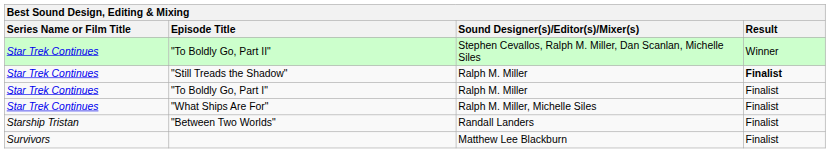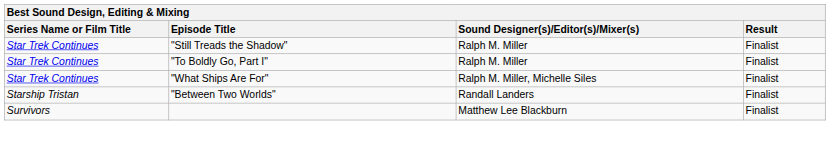- row: (221, 51)
(764, 73) bold -> (762, 45) normal
